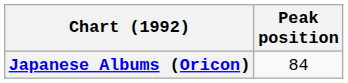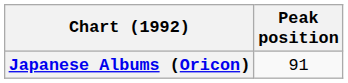(298, 65) 84 -> (298, 65) 91
